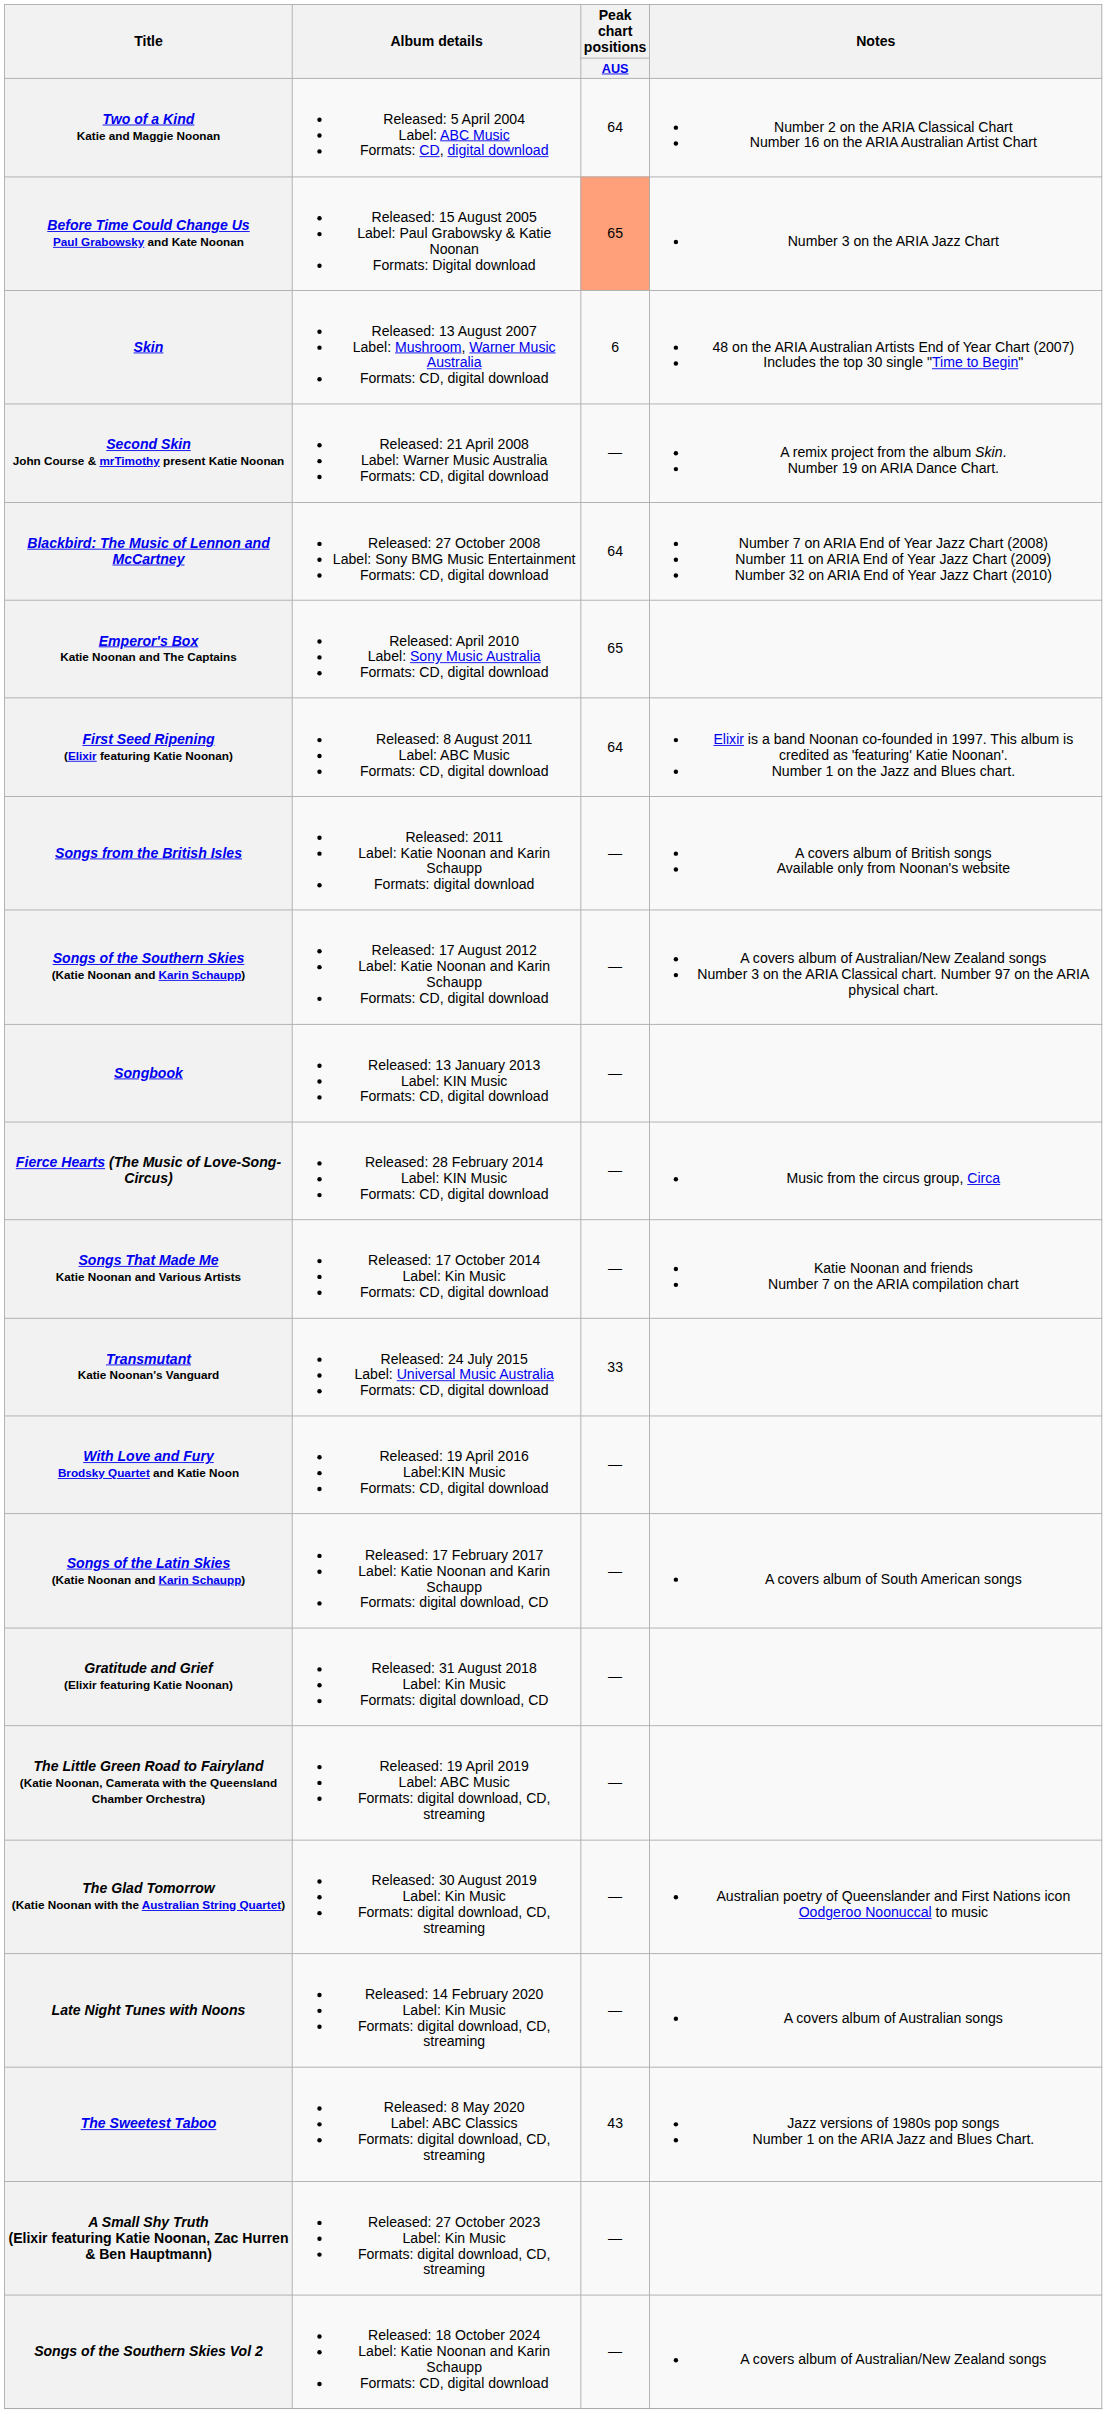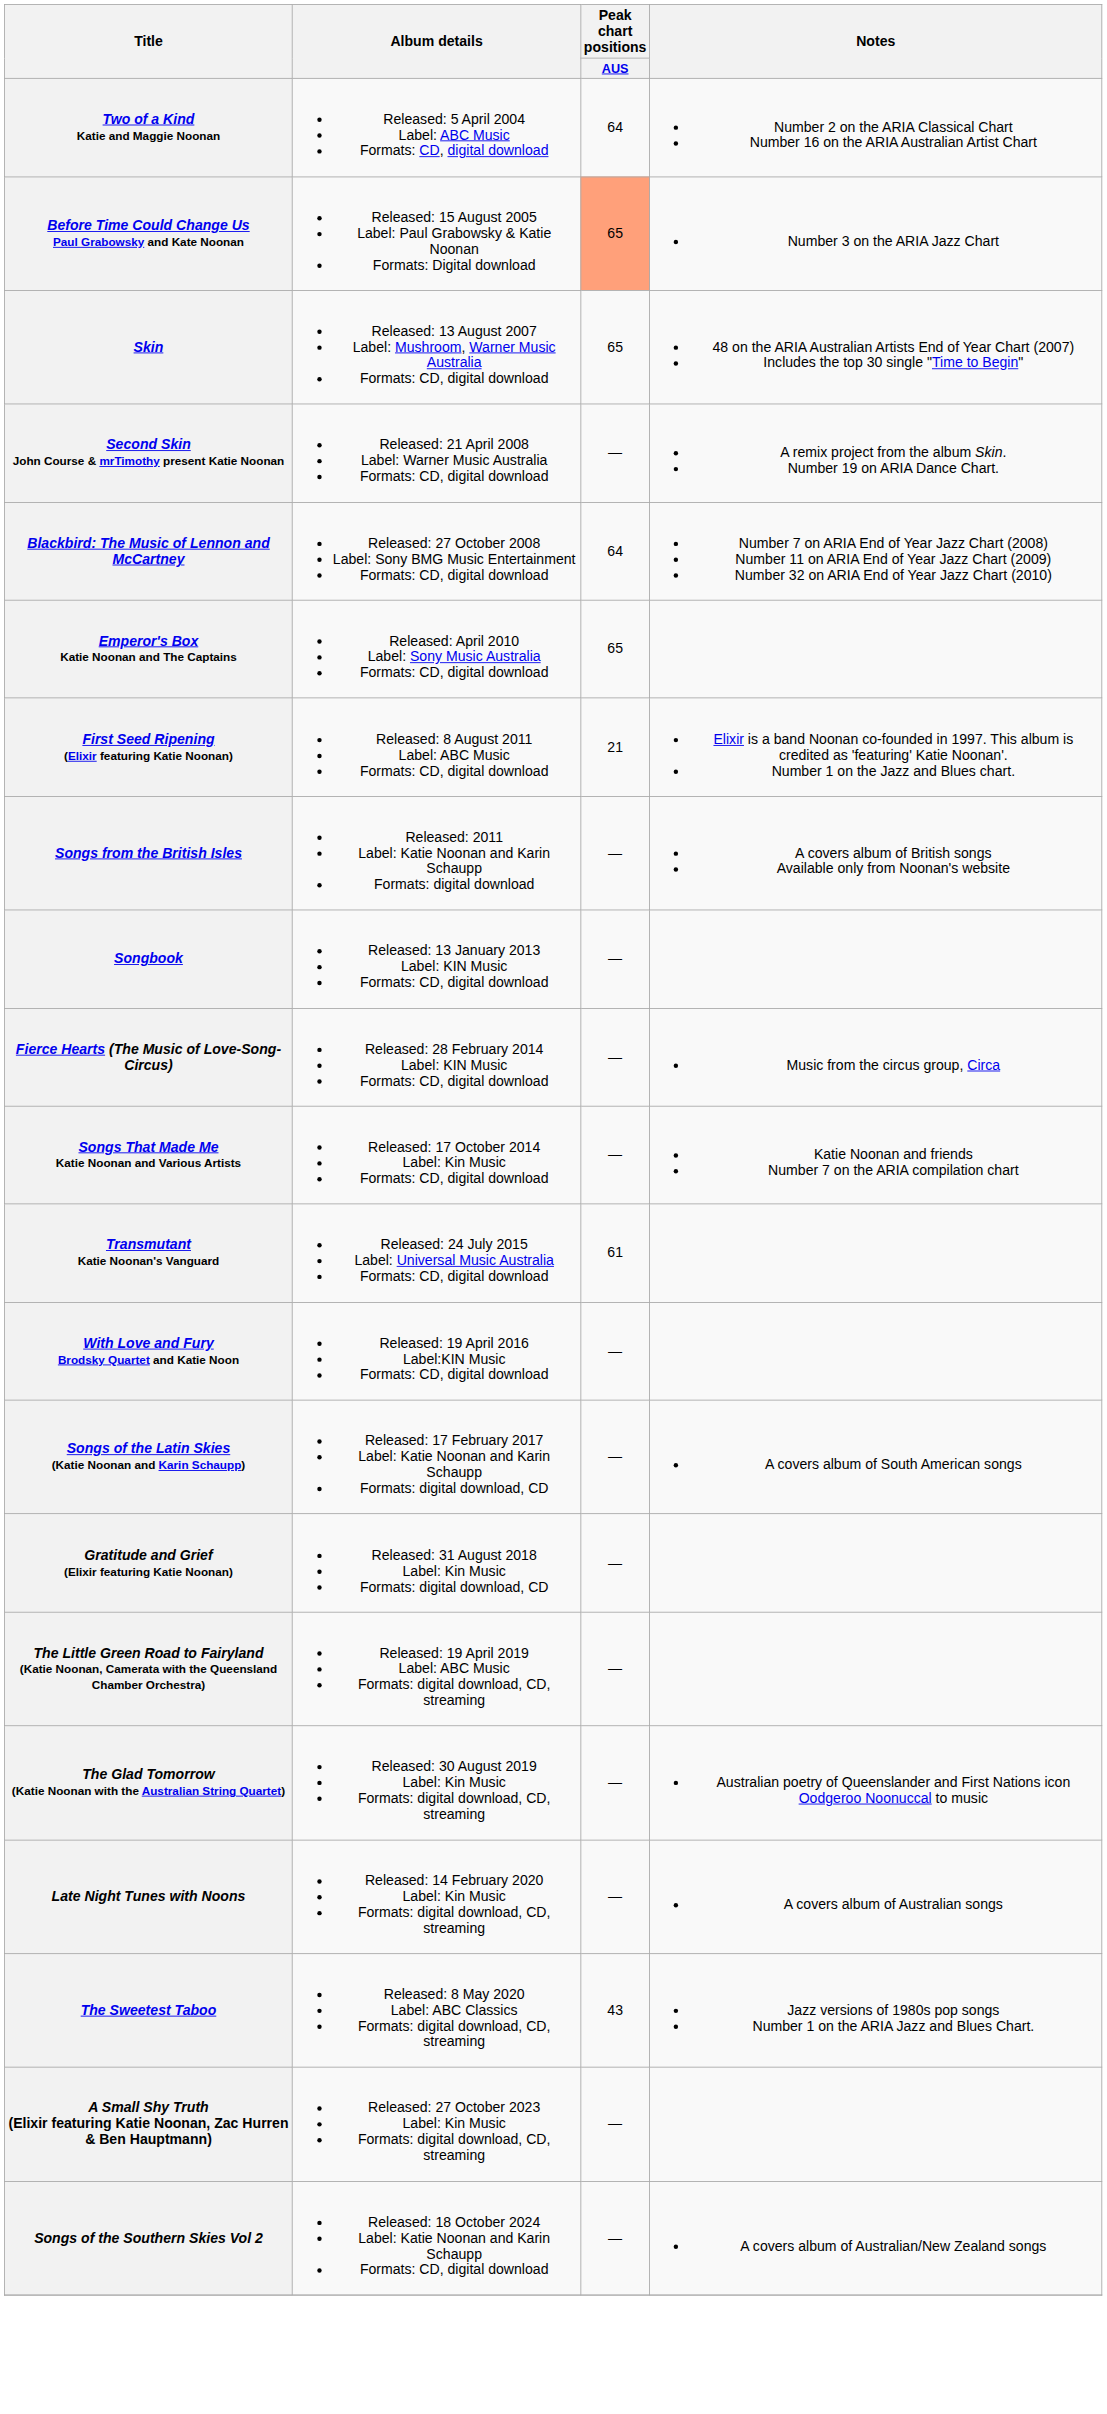(615, 347) 6 -> (615, 347) 65
(615, 747) 64 -> (615, 747) 21
- row: (148, 967)
(615, 1367) 33 -> (615, 1253) 61
